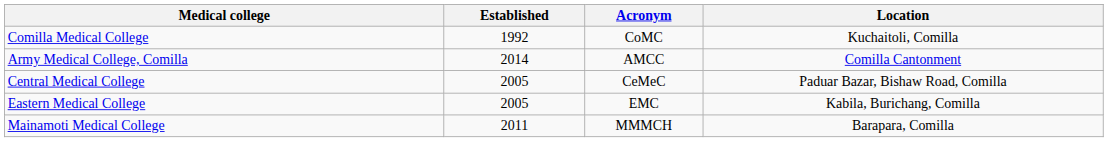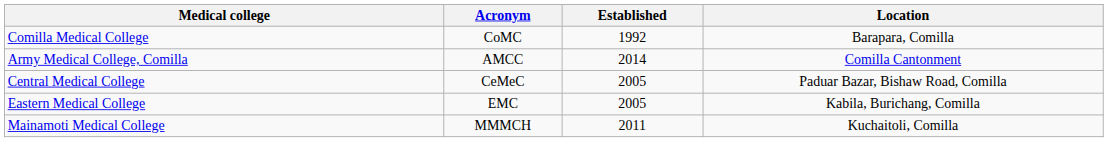columns swapped: (644, 15) <-> (514, 15)
(903, 37) Kuchaitoli, Comilla -> (903, 37) Barapara, Comilla
(903, 125) Barapara, Comilla -> (903, 125) Kuchaitoli, Comilla
